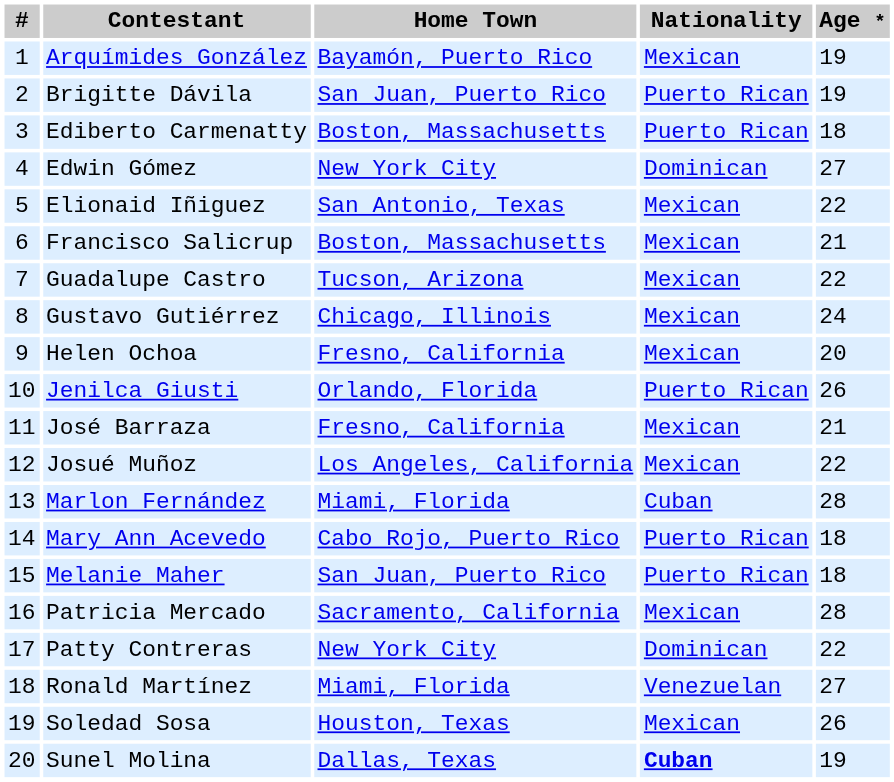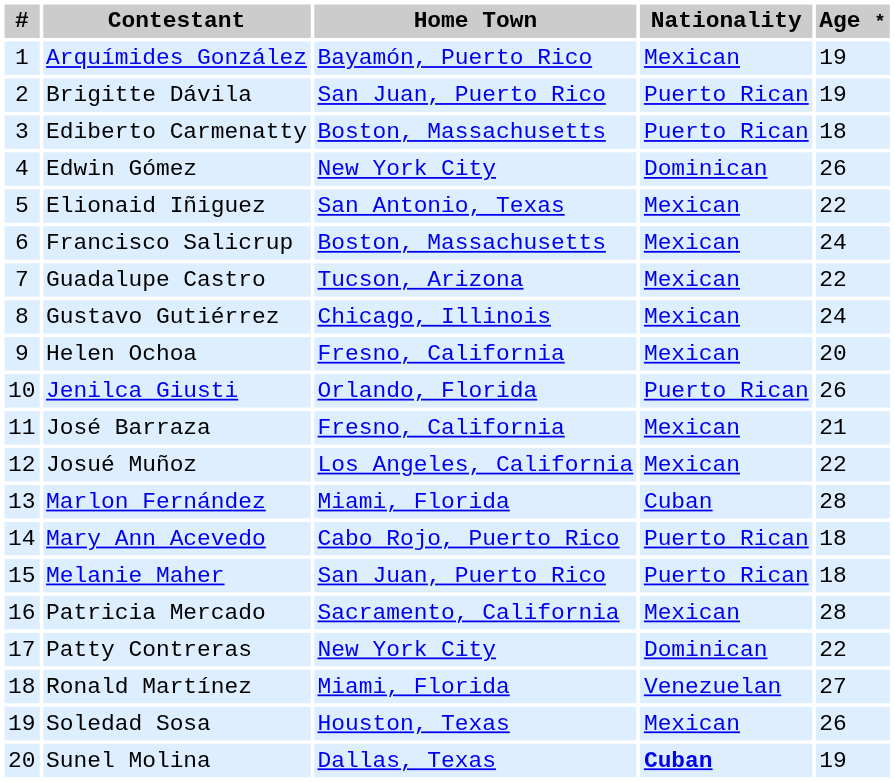(833, 169) 27 -> (833, 169) 26
(833, 243) 21 -> (833, 243) 24
